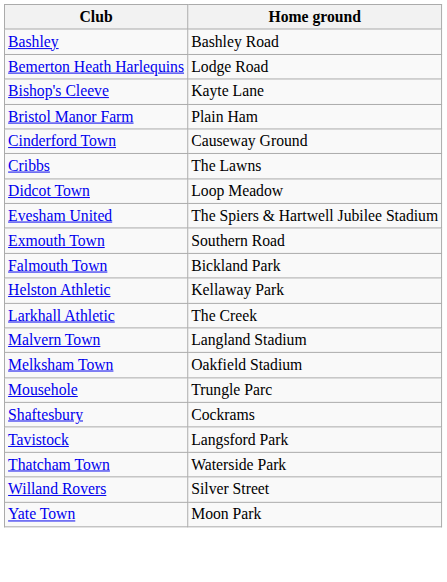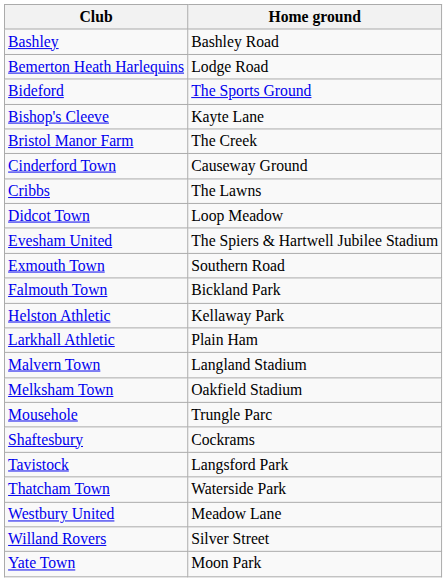+ row: (36, 91)
(225, 116) Plain Ham -> (224, 141) The Creek
(224, 315) The Creek -> (225, 340) Plain Ham
+ row: (61, 514)
